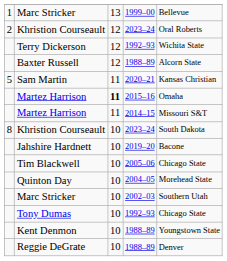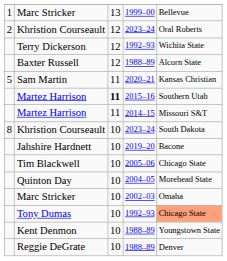(171, 96) Omaha -> (183, 96) Southern Utah
(183, 197) Southern Utah -> (171, 197) Omaha
(182, 213) no background -> (182, 213) lightsalmon background
